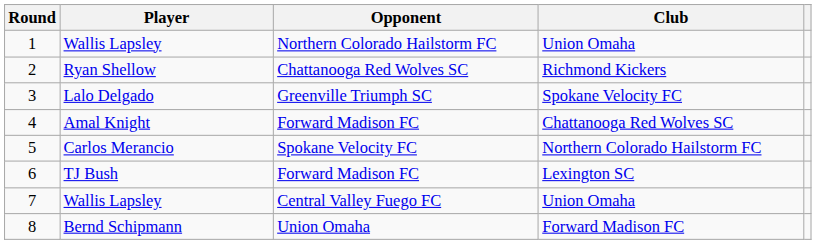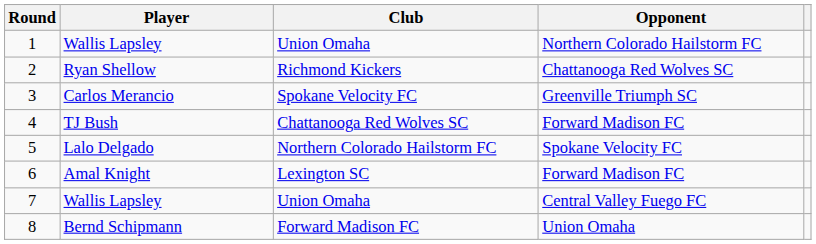columns swapped: (671, 17) <-> (406, 17)
(109, 95) Lalo Delgado -> (119, 95) Carlos Merancio
(107, 122) Amal Knight -> (91, 122) TJ Bush
(119, 148) Carlos Merancio -> (109, 148) Lalo Delgado
(91, 174) TJ Bush -> (107, 174) Amal Knight
